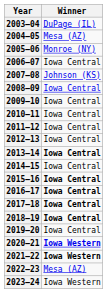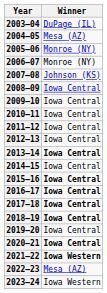(72, 62) Iowa Central -> (70, 62) Monroe (NY)
(72, 243) Iowa Western -> (72, 243) Iowa Central
